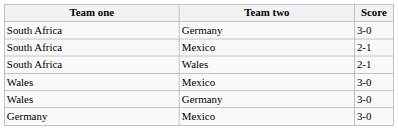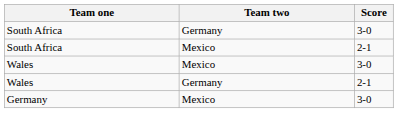- row: (34, 64)
(364, 99) 3-0 -> (364, 82) 2-1
